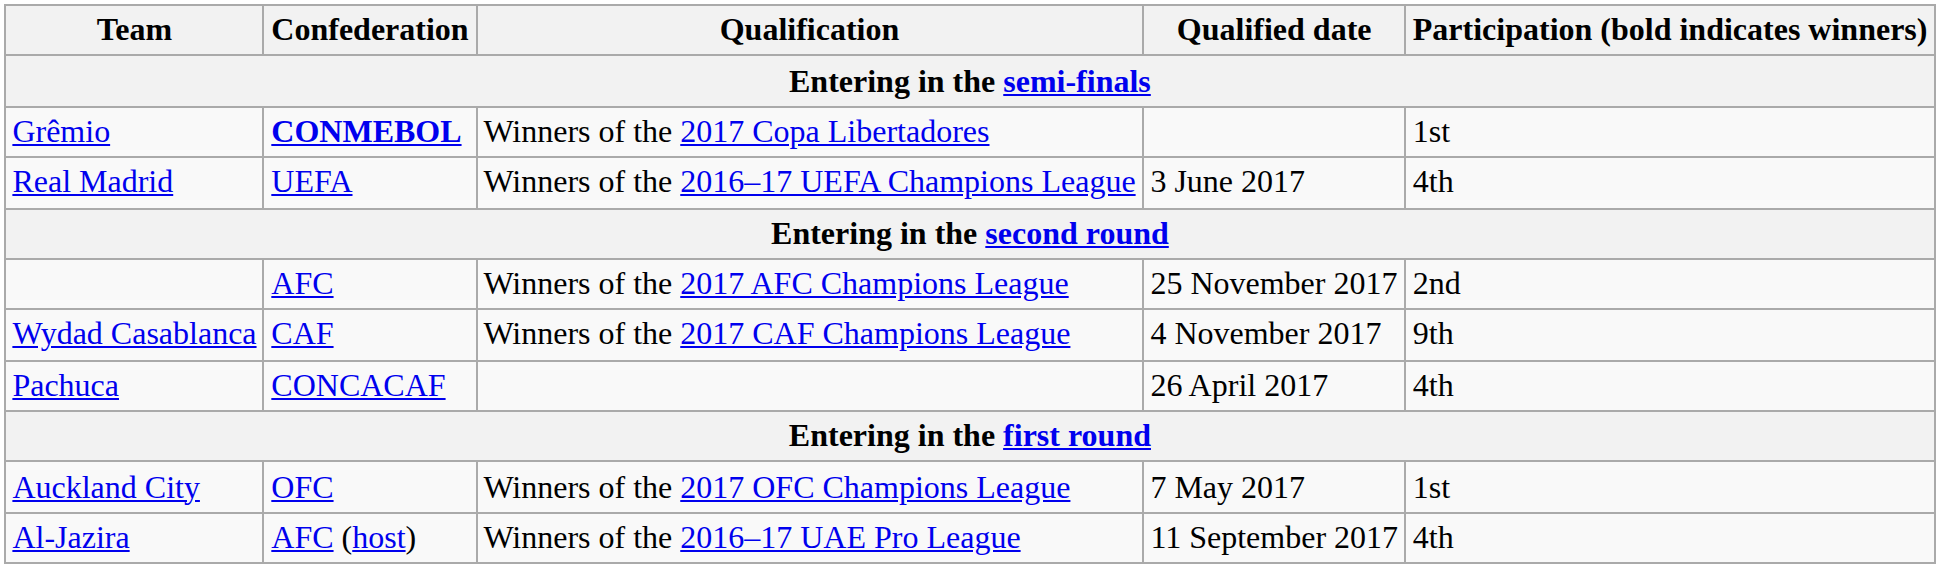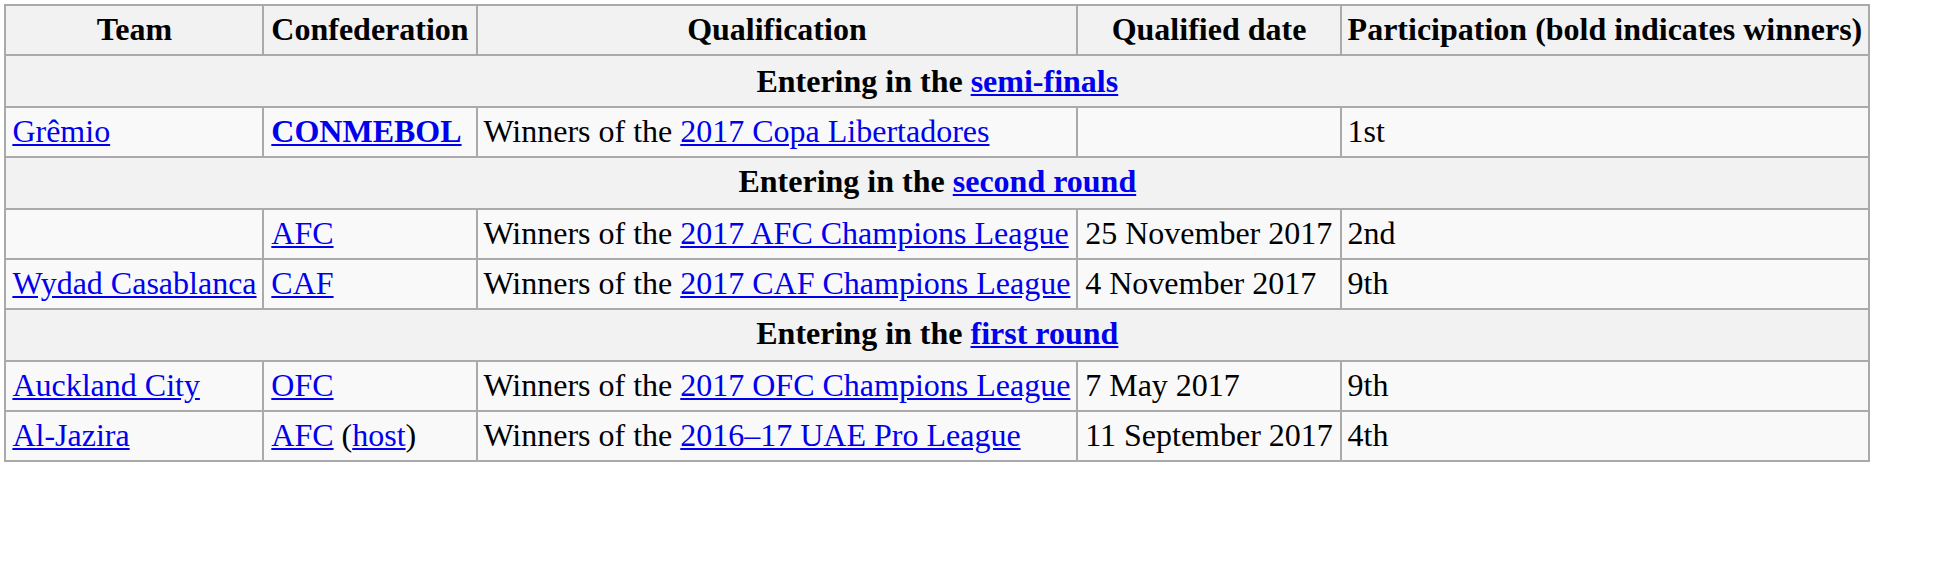- row: (93, 182)
- row: (66, 385)
(1431, 486) 1st -> (1368, 385) 9th
